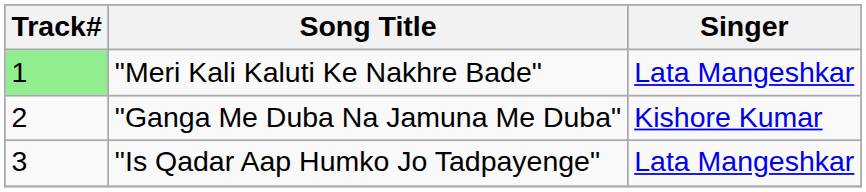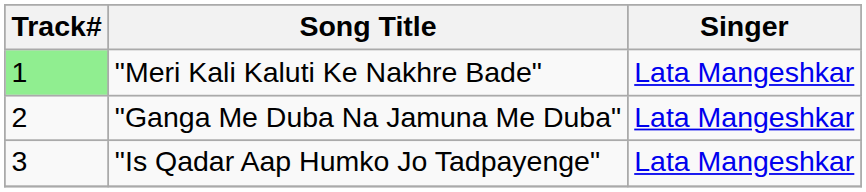(728, 117) Kishore Kumar -> (744, 117) Lata Mangeshkar
